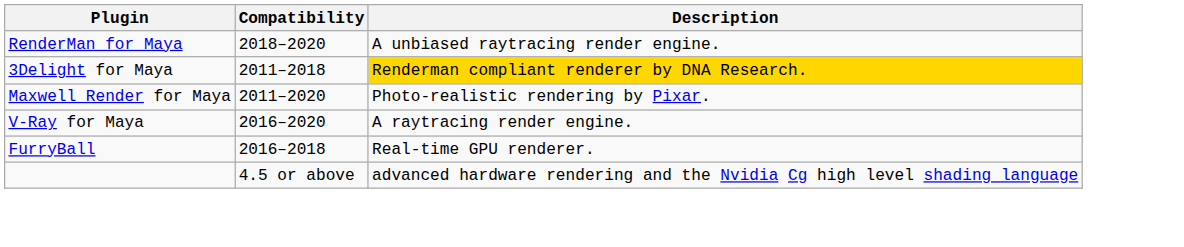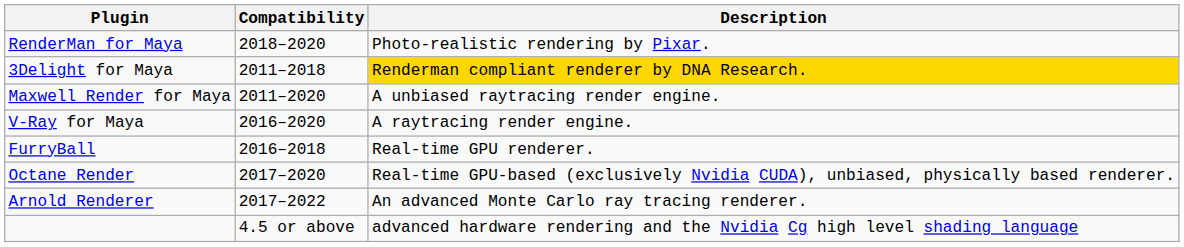(546, 44) A unbiased raytracing render engine. -> (541, 44) Photo-realistic rendering by Pixar.
(541, 97) Photo-realistic rendering by Pixar. -> (546, 97) A unbiased raytracing render engine.
+ row: (71, 175)
+ row: (81, 202)
